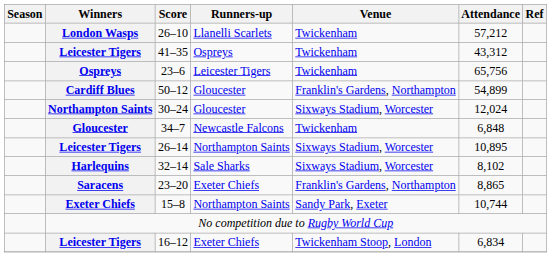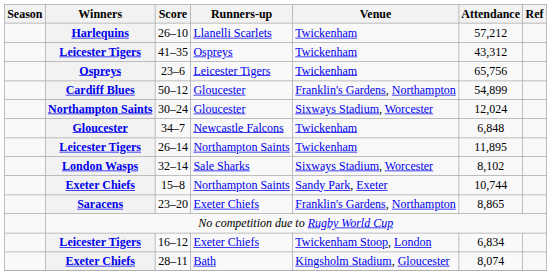(100, 33) London Wasps -> (100, 33) Harlequins
(364, 147) Sixways Stadium, Worcester -> (326, 147) Twickenham
(491, 147) 10,895 -> (491, 147) 11,895
(100, 166) Harlequins -> (100, 166) London Wasps
rows swapped: (173, 204) <-> (173, 185)
+ row: (173, 261)
